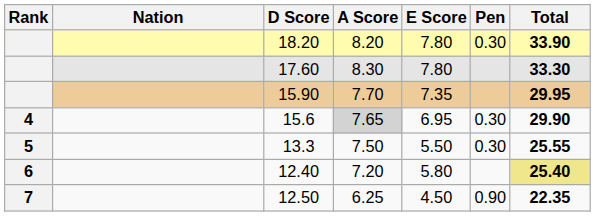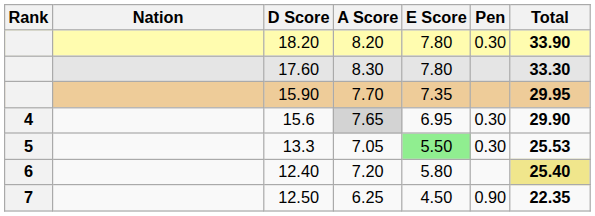(368, 146) 7.50 -> (368, 146) 7.05
(436, 146) no background -> (436, 146) lightgreen background
(550, 146) 25.55 -> (550, 146) 25.53
